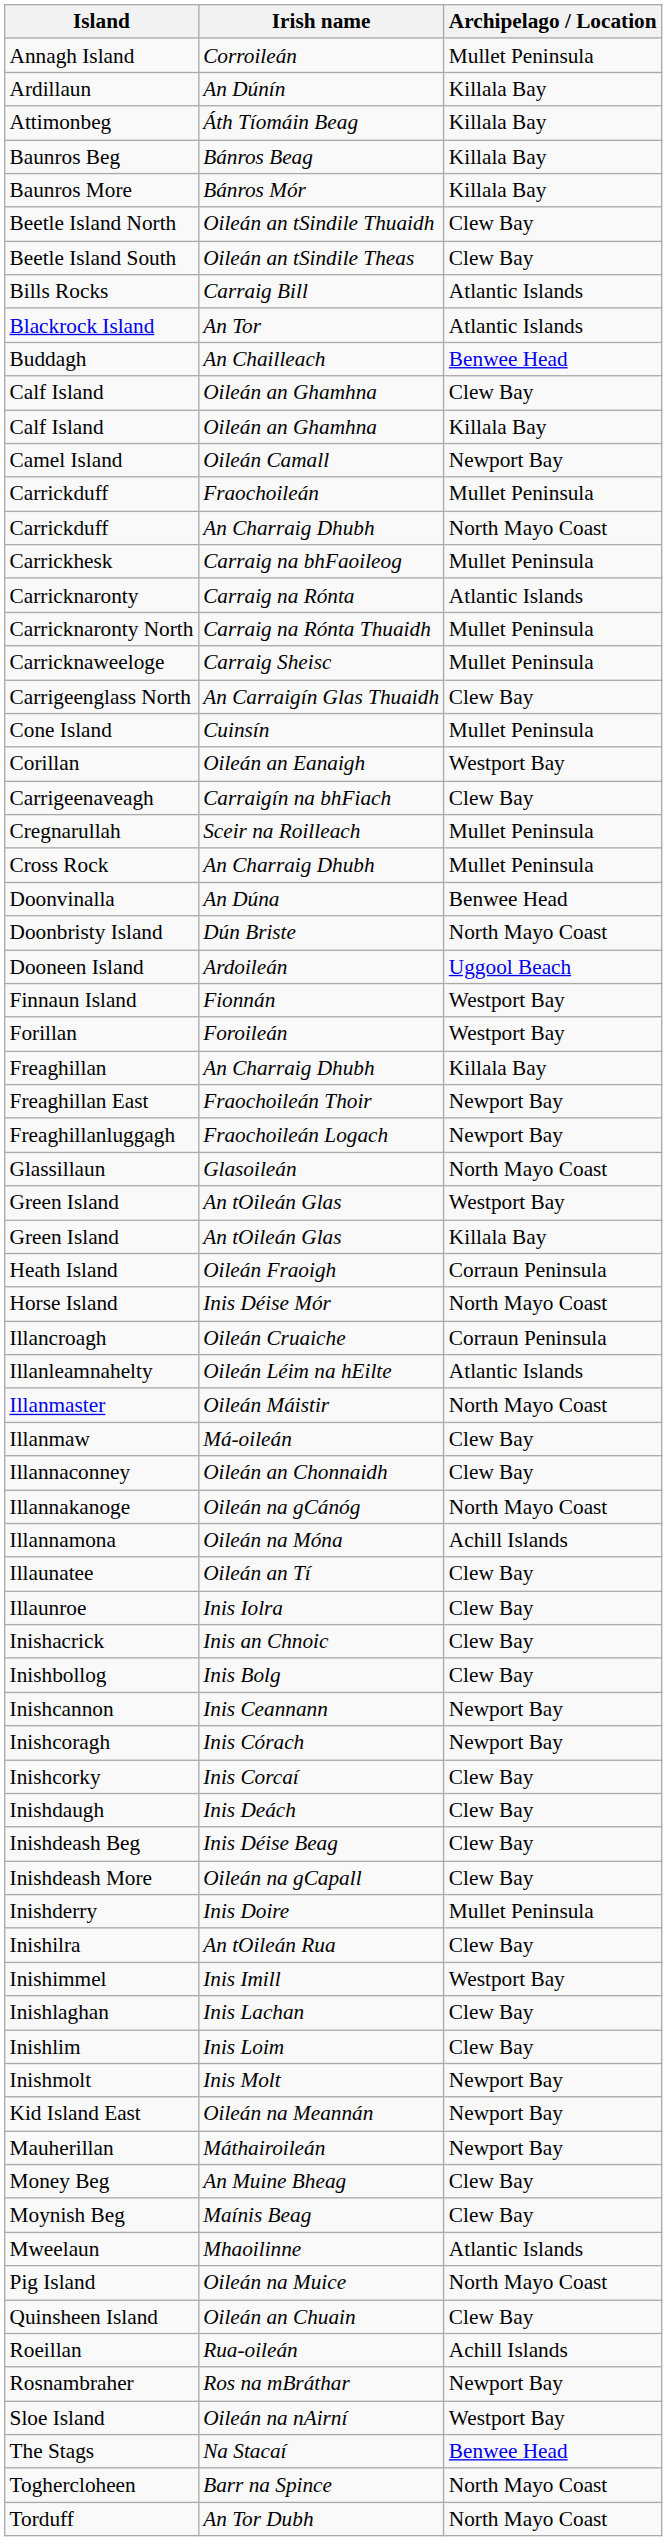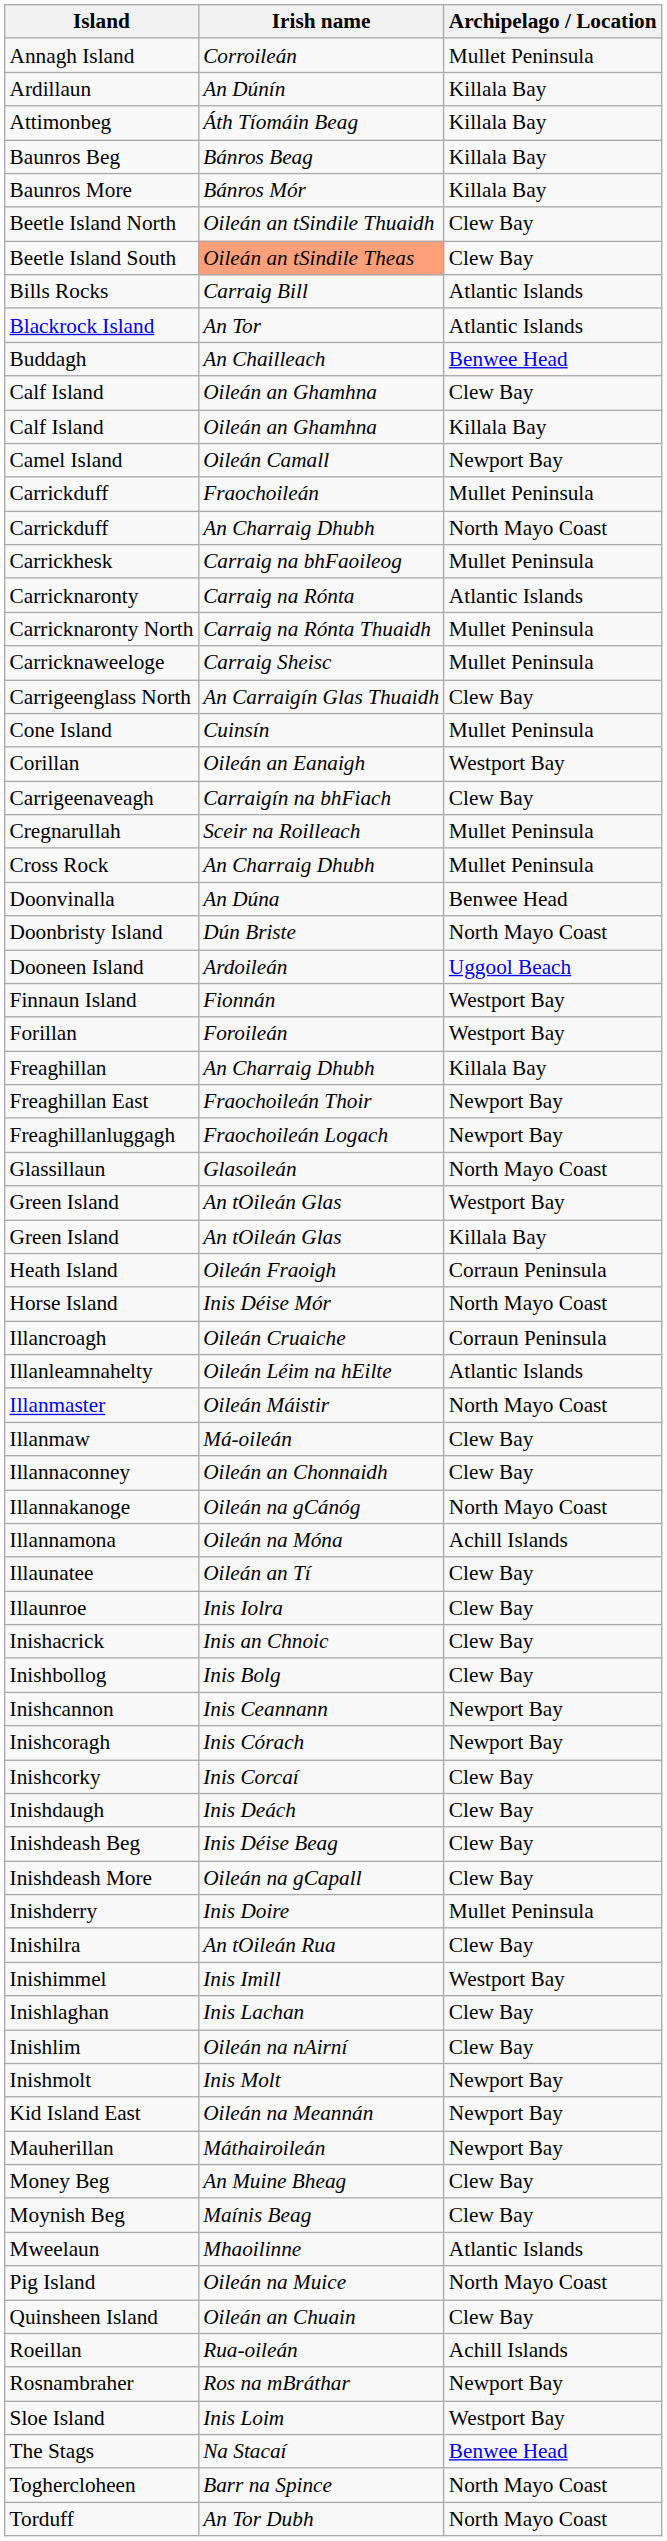(309, 257) no background -> (309, 257) lightsalmon background
(244, 2046) Inis Loim -> (275, 2046) Oileán na nAirní
(275, 2417) Oileán na nAirní -> (244, 2417) Inis Loim
